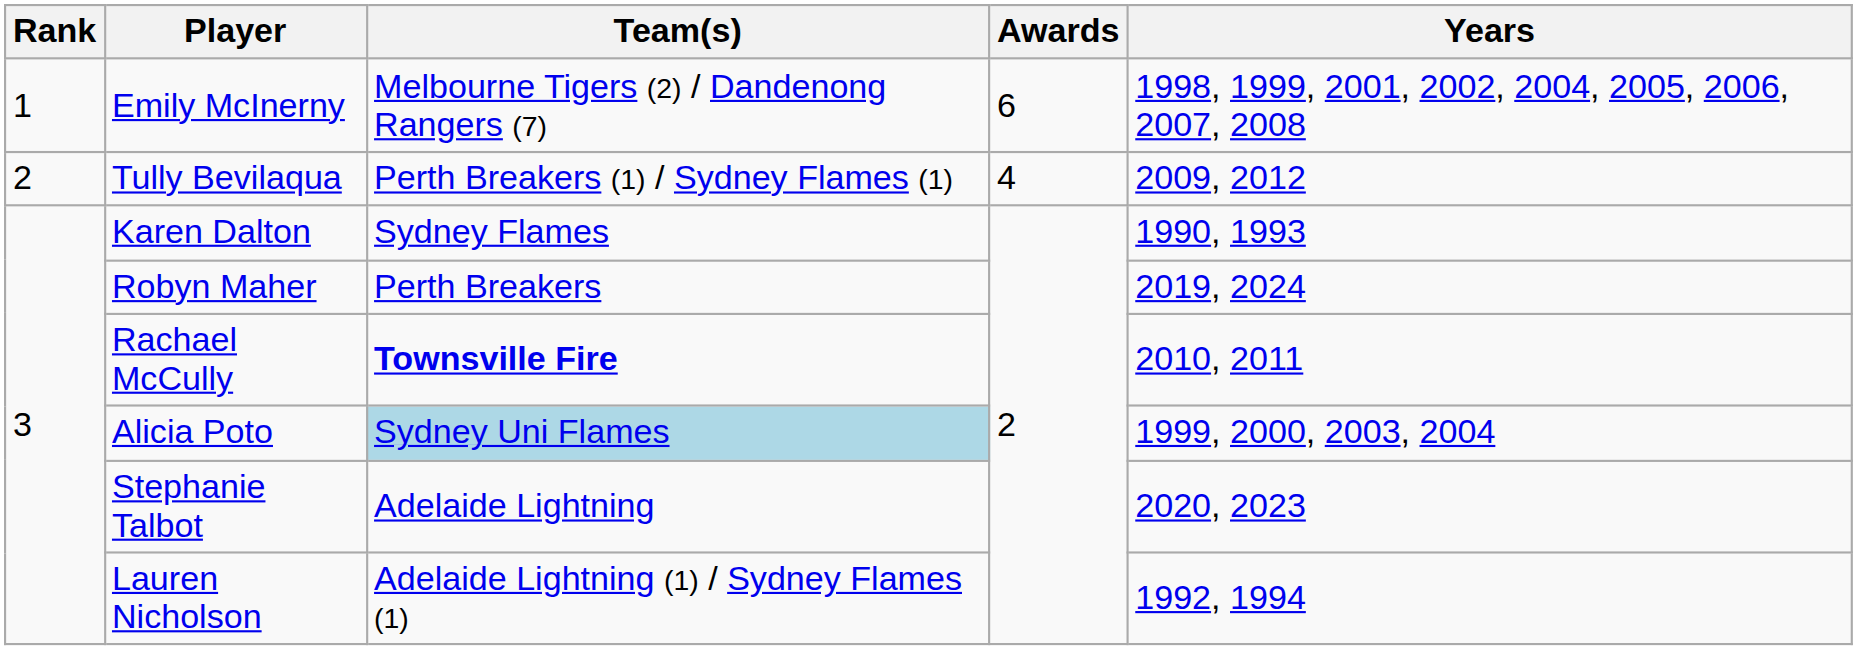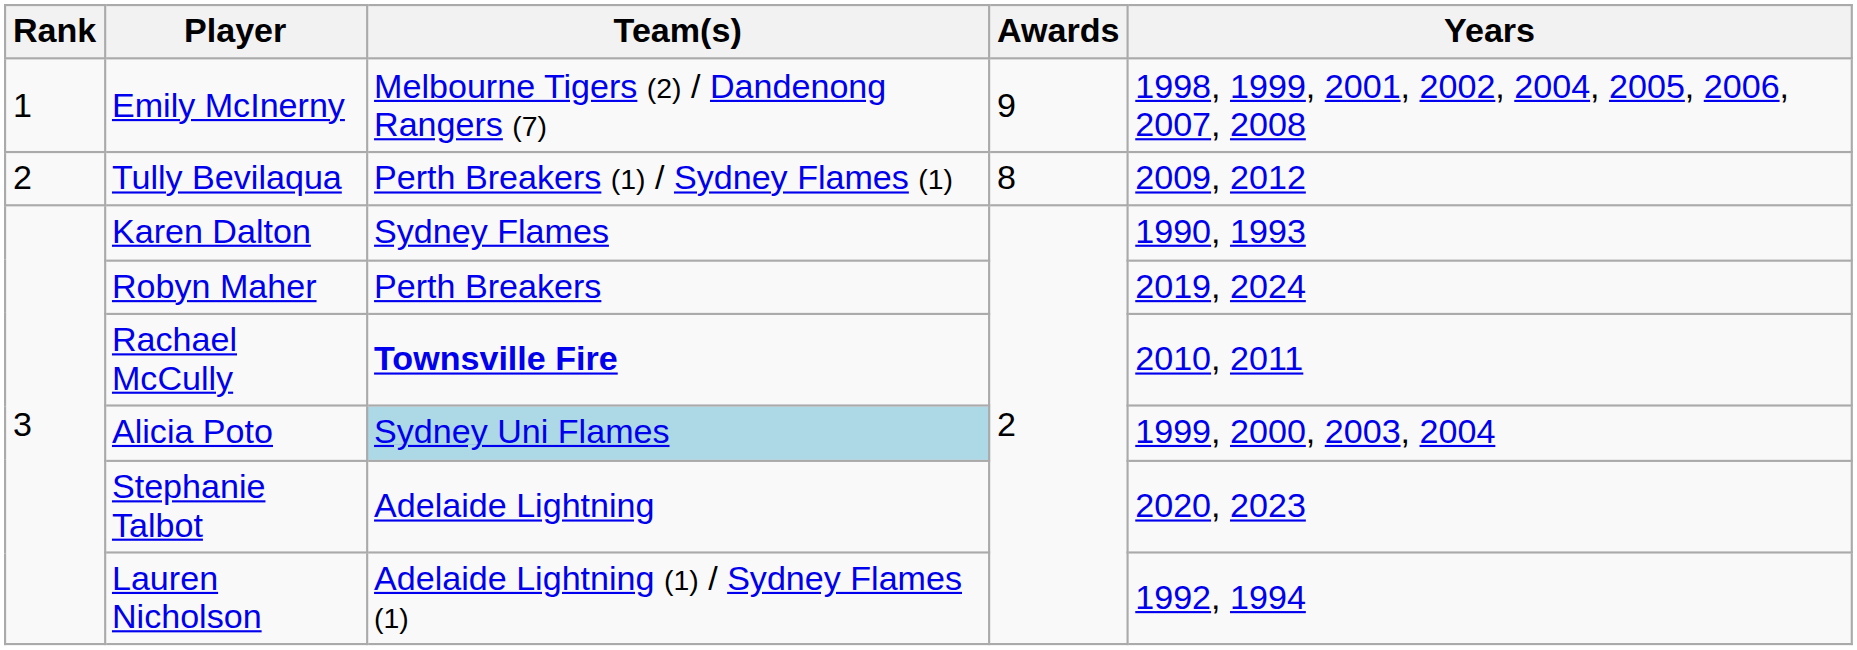(1007, 104) 6 -> (1007, 104) 9
(1007, 177) 4 -> (1007, 177) 8
